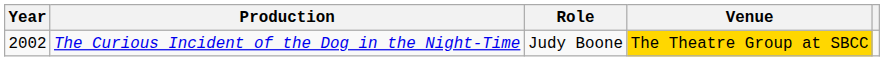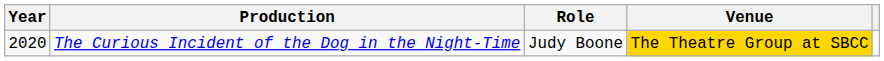(27, 43) 2002 -> (27, 43) 2020
